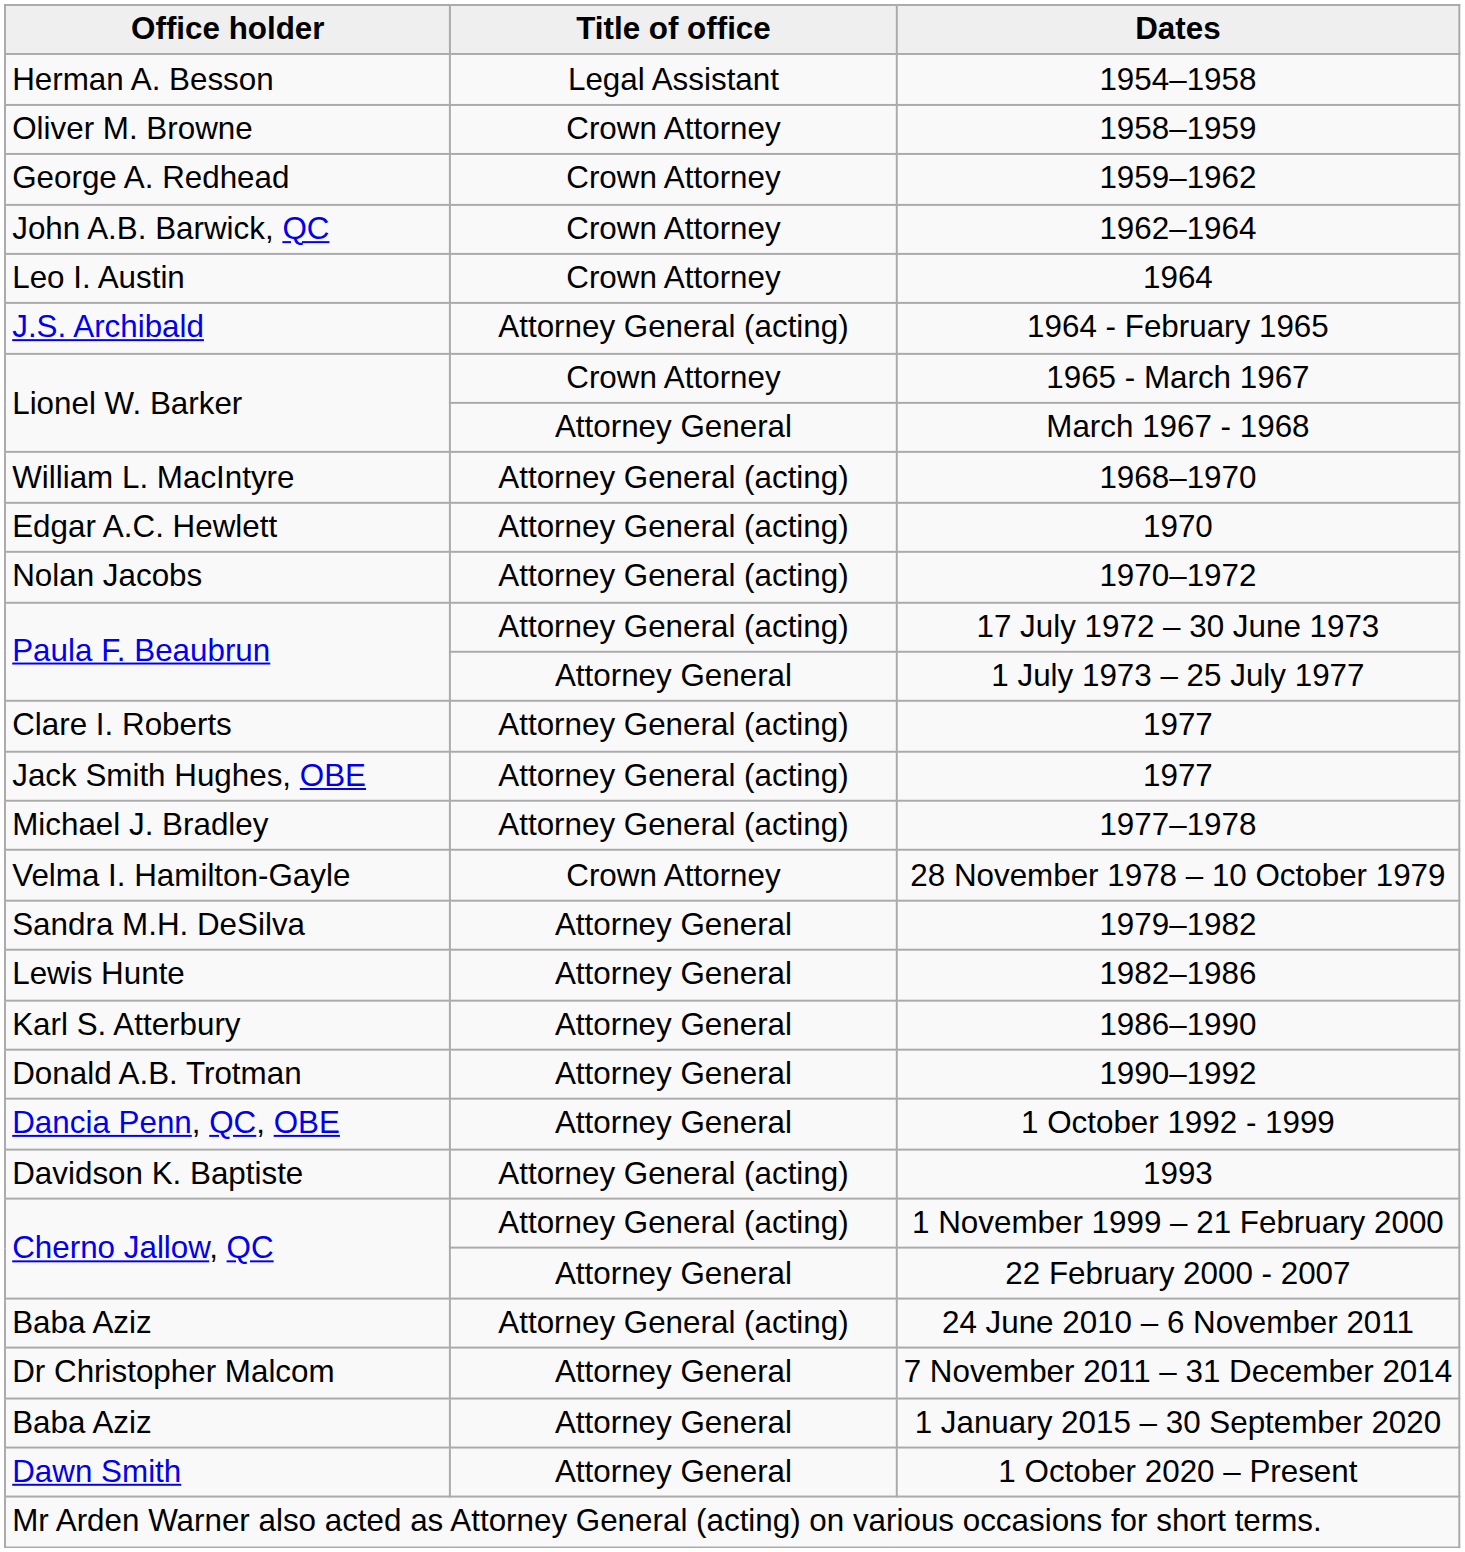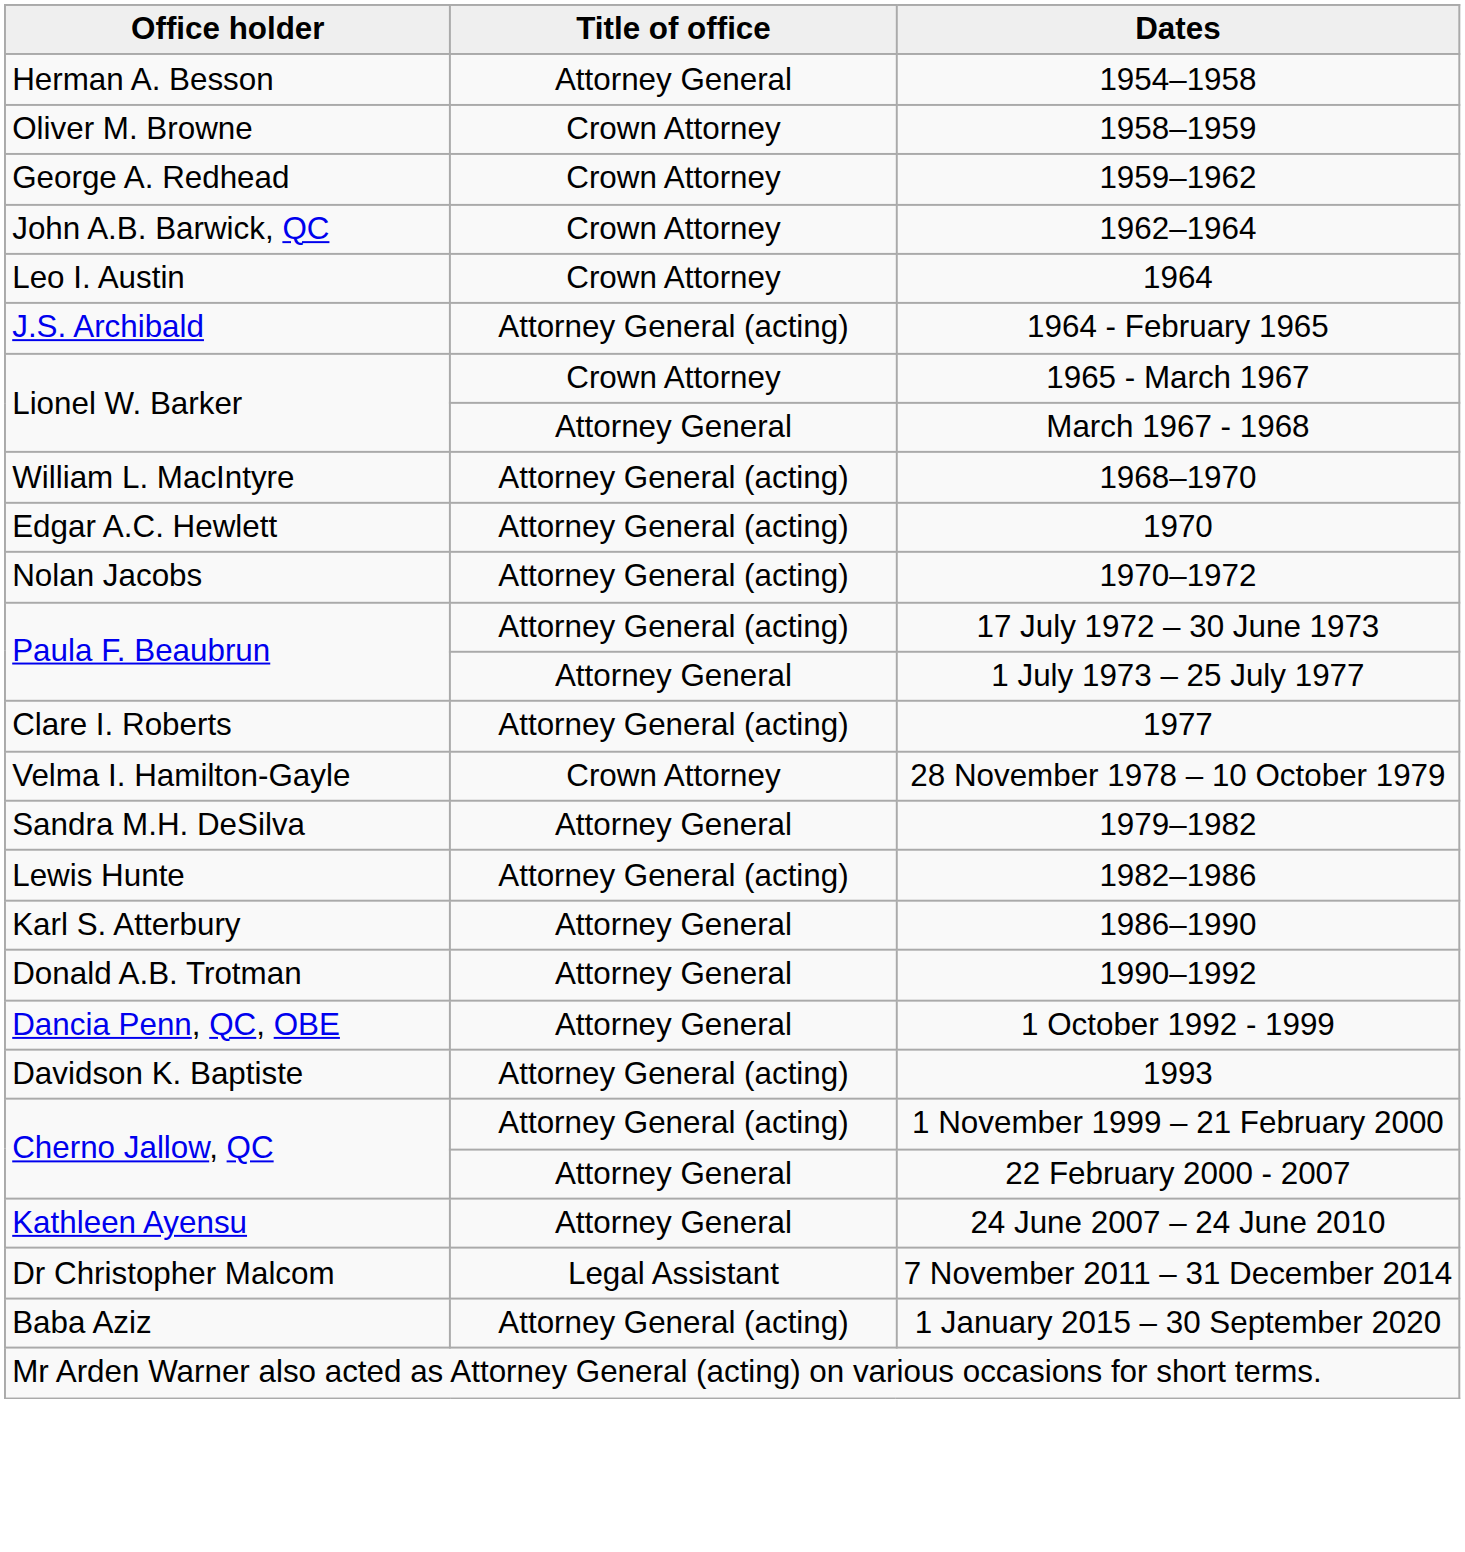(673, 79) Legal Assistant -> (673, 79) Attorney General
- row: (189, 775)
- row: (140, 825)
(673, 974) Attorney General -> (673, 874) Attorney General (acting)
+ row: (130, 1223)
- row: (82, 1322)
(673, 1372) Attorney General -> (673, 1272) Legal Assistant
(673, 1421) Attorney General -> (673, 1322) Attorney General (acting)
- row: (97, 1471)
